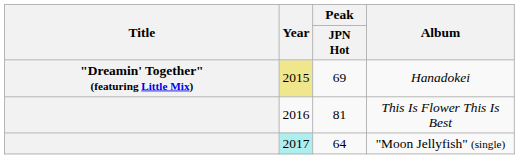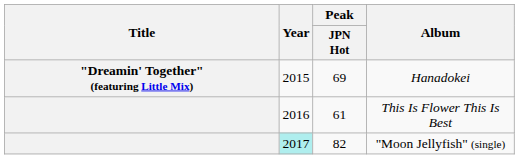(296, 78) khaki background -> (296, 78) no background
(340, 114) 81 -> (340, 114) 61
(340, 143) 64 -> (340, 143) 82
